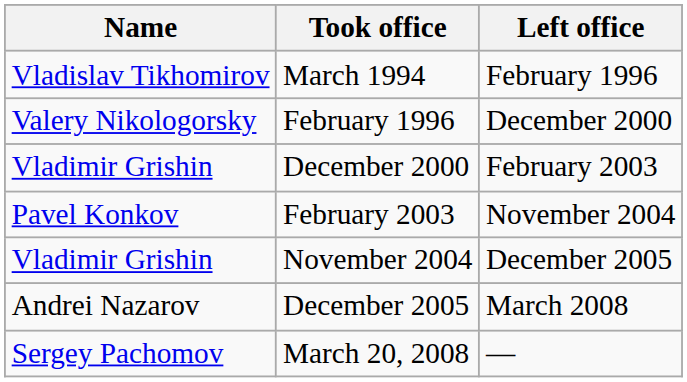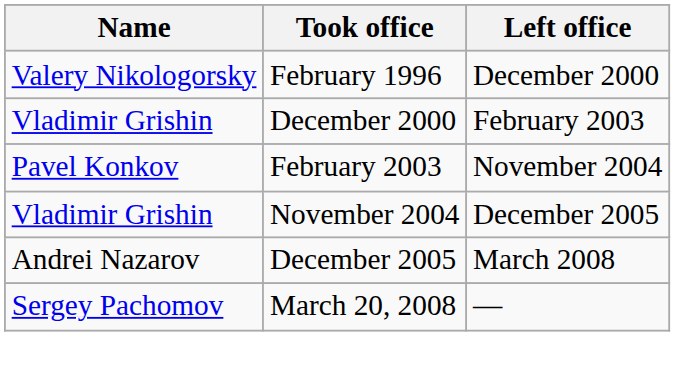- row: (354, 74)
